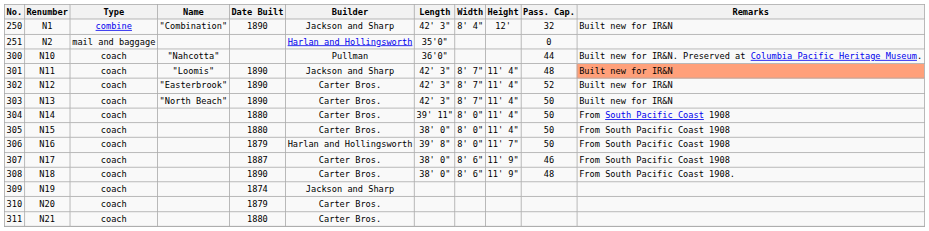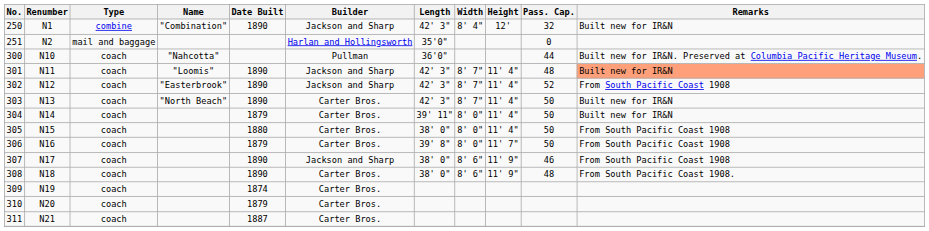(350, 86) Carter Bros. -> (350, 86) Jackson and Sharp
(626, 86) Built new for IR&N -> (655, 86) From South Pacific Coast 1908
(257, 115) 1880 -> (257, 115) 1879
(655, 115) From South Pacific Coast 1908 -> (626, 115) Built new for IR&N
(350, 145) Harlan and Hollingsworth -> (350, 145) Carter Bros.
(257, 160) 1887 -> (257, 160) 1890
(350, 160) Carter Bros. -> (350, 160) Jackson and Sharp
(350, 189) Jackson and Sharp -> (350, 189) Carter Bros.
(257, 219) 1880 -> (257, 219) 1887
